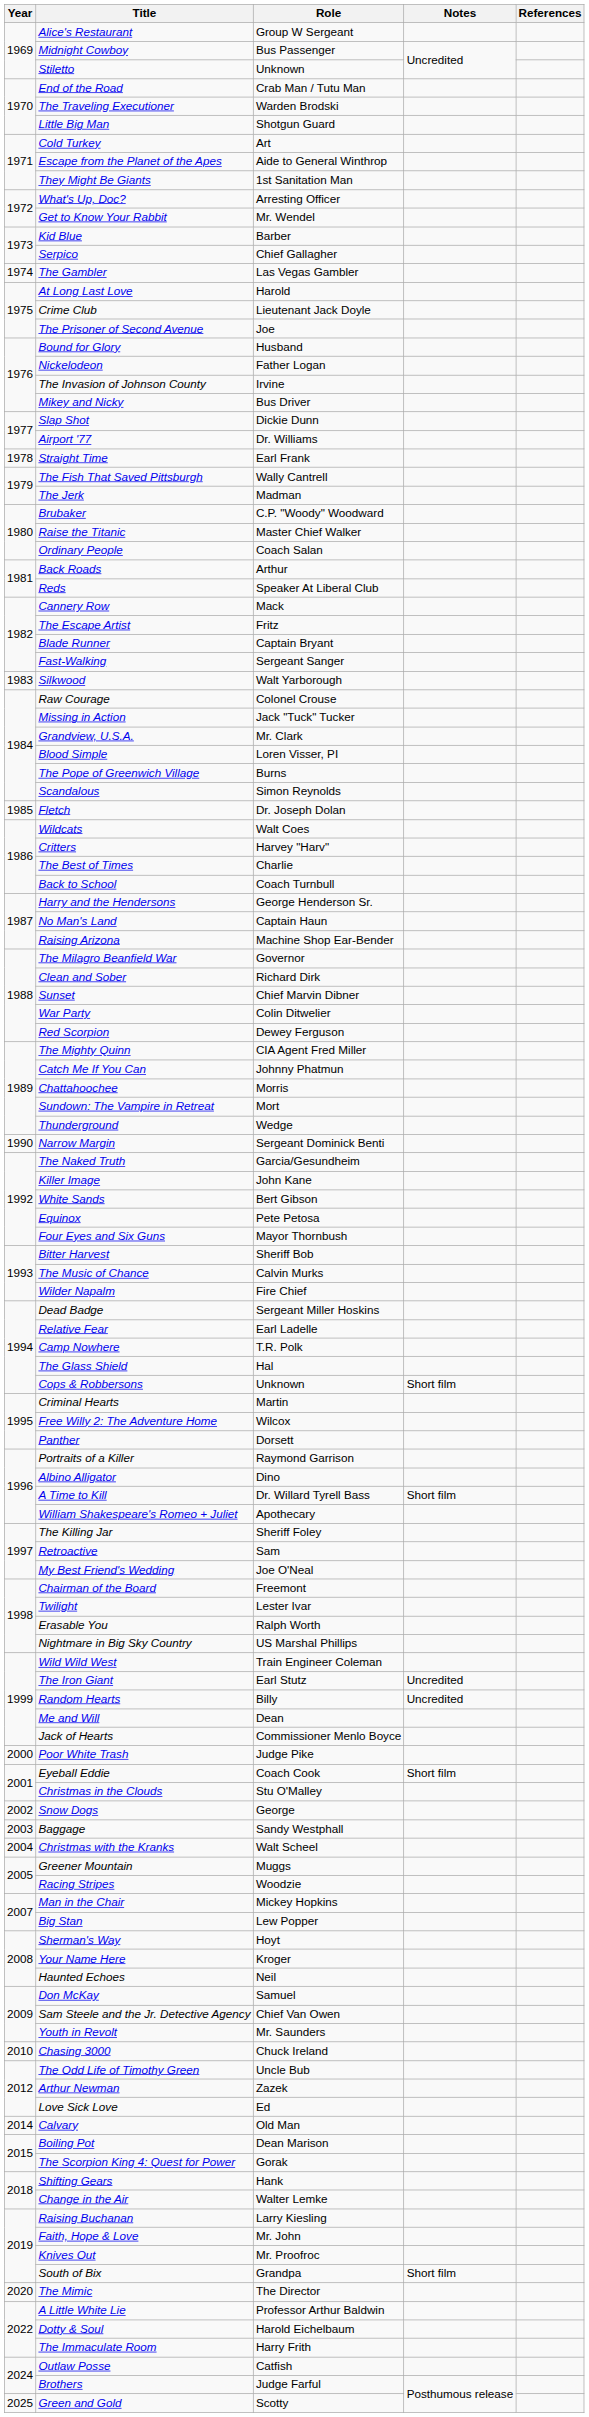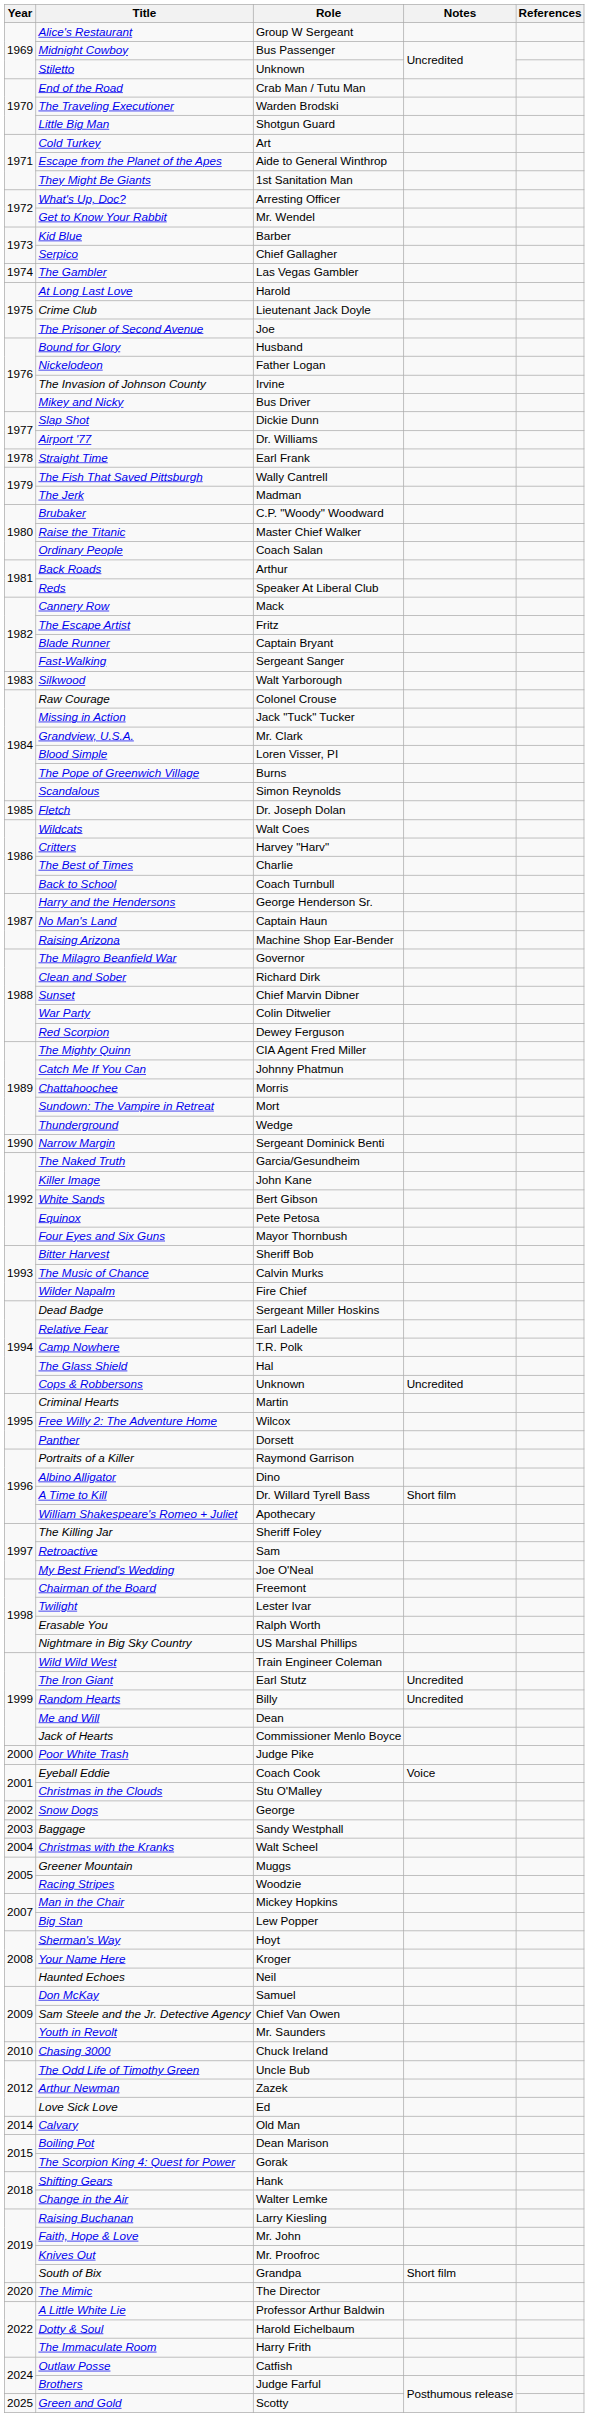(431, 1384) Short film -> (435, 1384) Uncredited
(431, 1773) Short film -> (421, 1773) Voice
